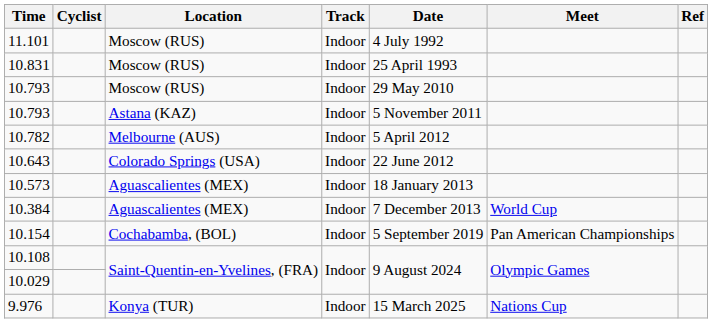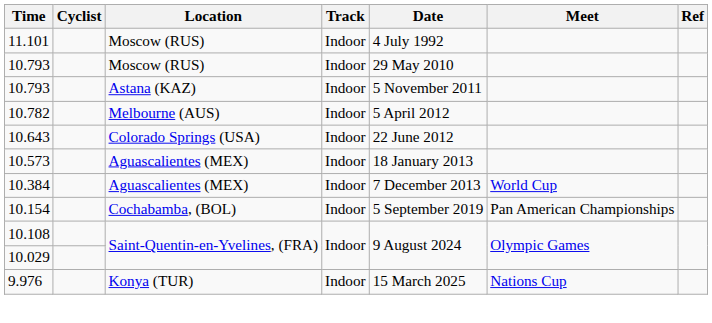- row: (29, 64)
